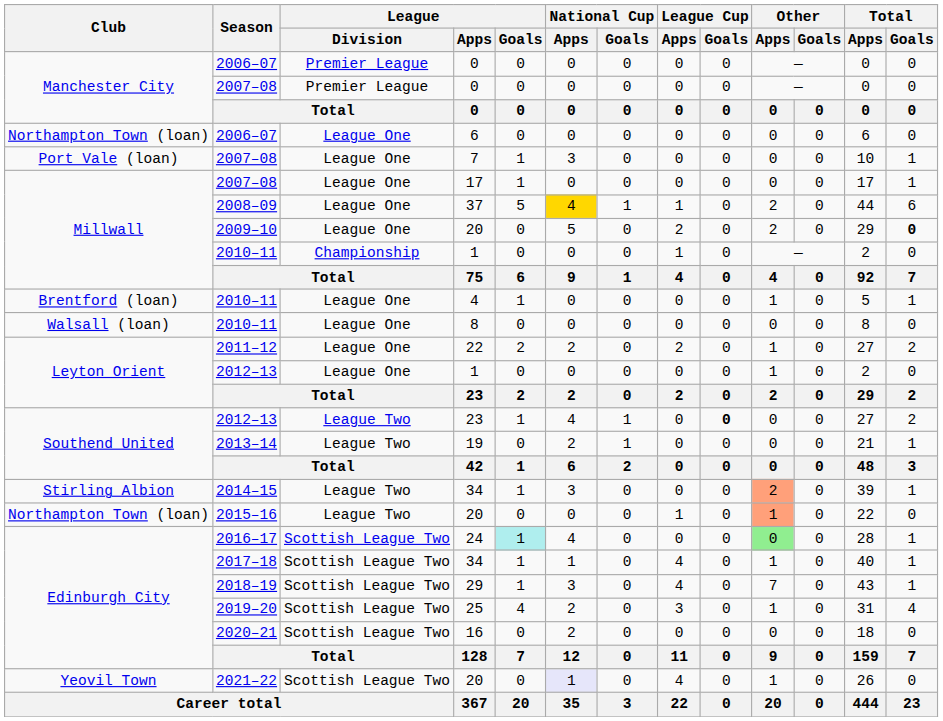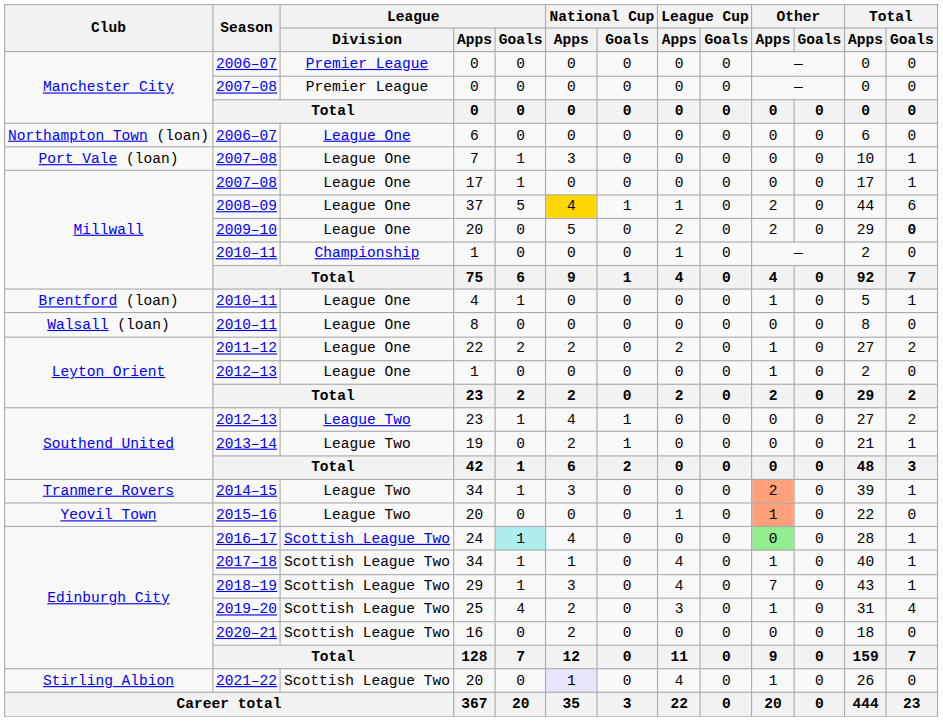(726, 420) bold -> (726, 420) normal
(109, 491) Stirling Albion -> (109, 491) Tranmere Rovers
(109, 515) Northampton Town (loan) -> (109, 515) Yeovil Town
(109, 681) Yeovil Town -> (109, 681) Stirling Albion
